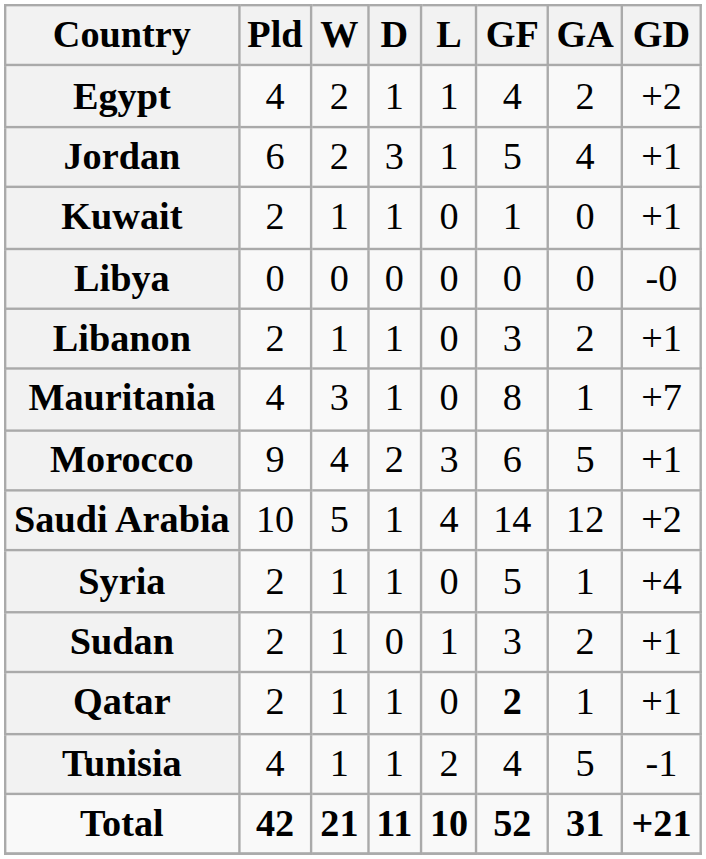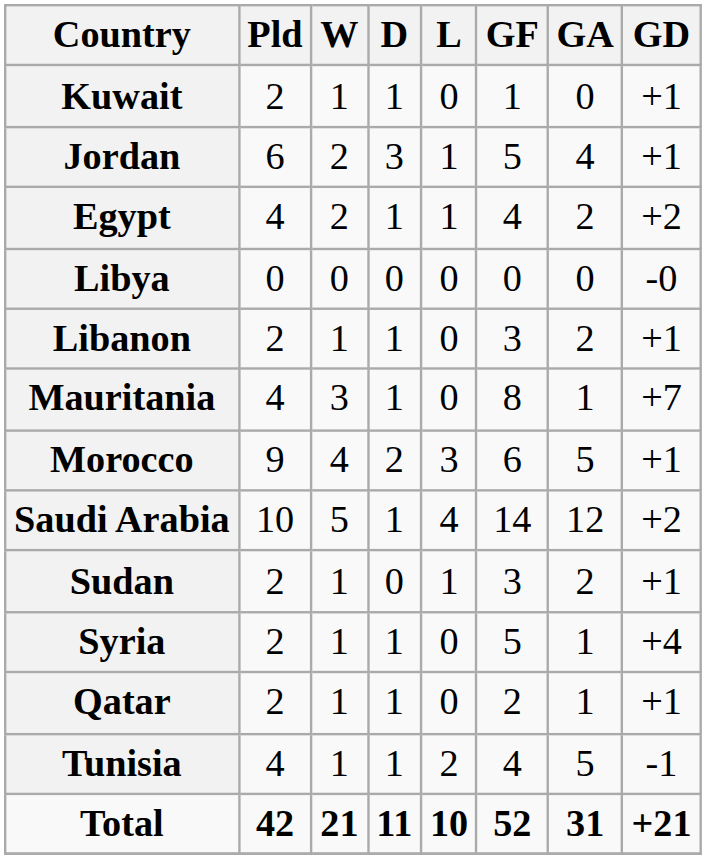rows swapped: (122, 95) <-> (122, 216)
rows swapped: (122, 580) <-> (122, 641)
(512, 701) bold -> (512, 701) normal
